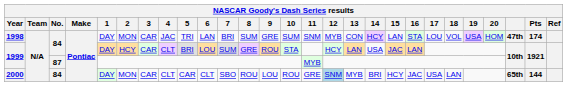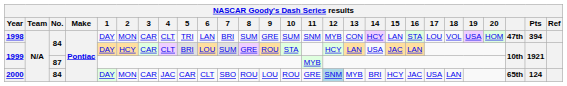(168, 36) JAC -> (168, 36) CLT
(536, 36) 174 -> (536, 36) 394
(168, 75) CLT -> (168, 75) JAC
(536, 75) 144 -> (536, 75) 124
